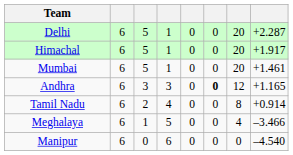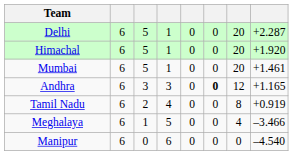(269, 50) +1.917 -> (269, 50) +1.920
(269, 104) +0.914 -> (269, 104) +0.919
